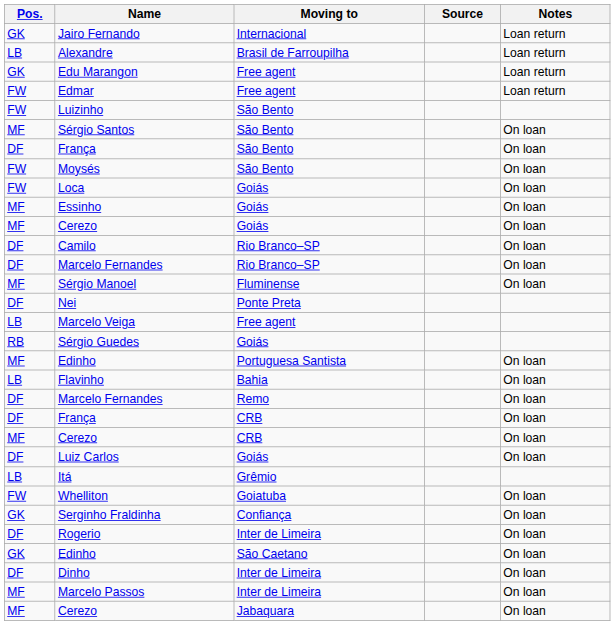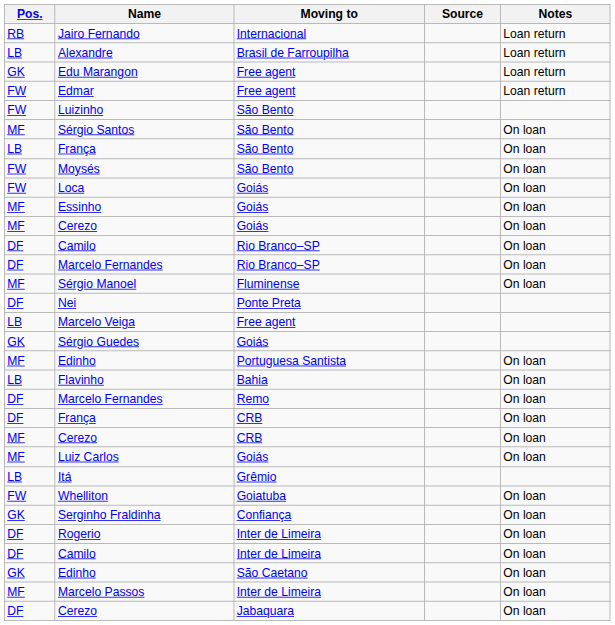(16, 33) GK -> (16, 33) RB
(15, 149) DF -> (15, 149) LB
(16, 341) RB -> (16, 341) GK
(15, 457) DF -> (16, 457) MF
+ row: (77, 553)
- row: (74, 572)
(16, 611) MF -> (15, 611) DF
